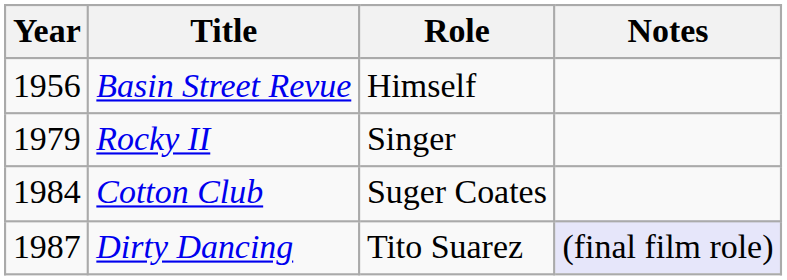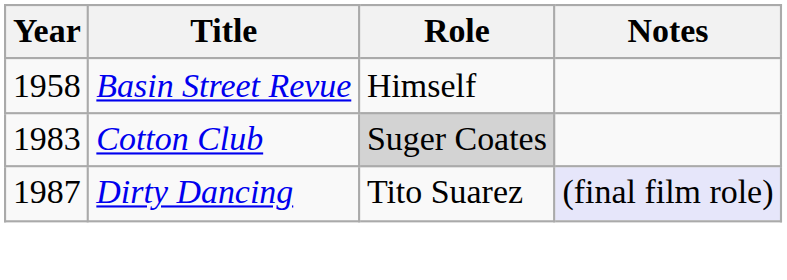(47, 85) 1956 -> (47, 85) 1958
- row: (153, 138)
(47, 192) 1984 -> (47, 138) 1983
(457, 192) no background -> (457, 138) lightgrey background
